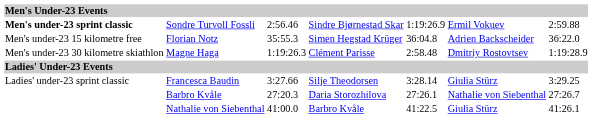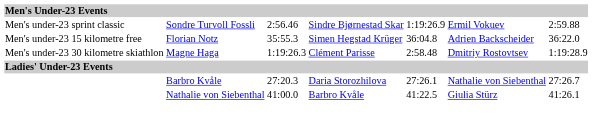(69, 24) bold -> (65, 24) normal
- row: (203, 81)
